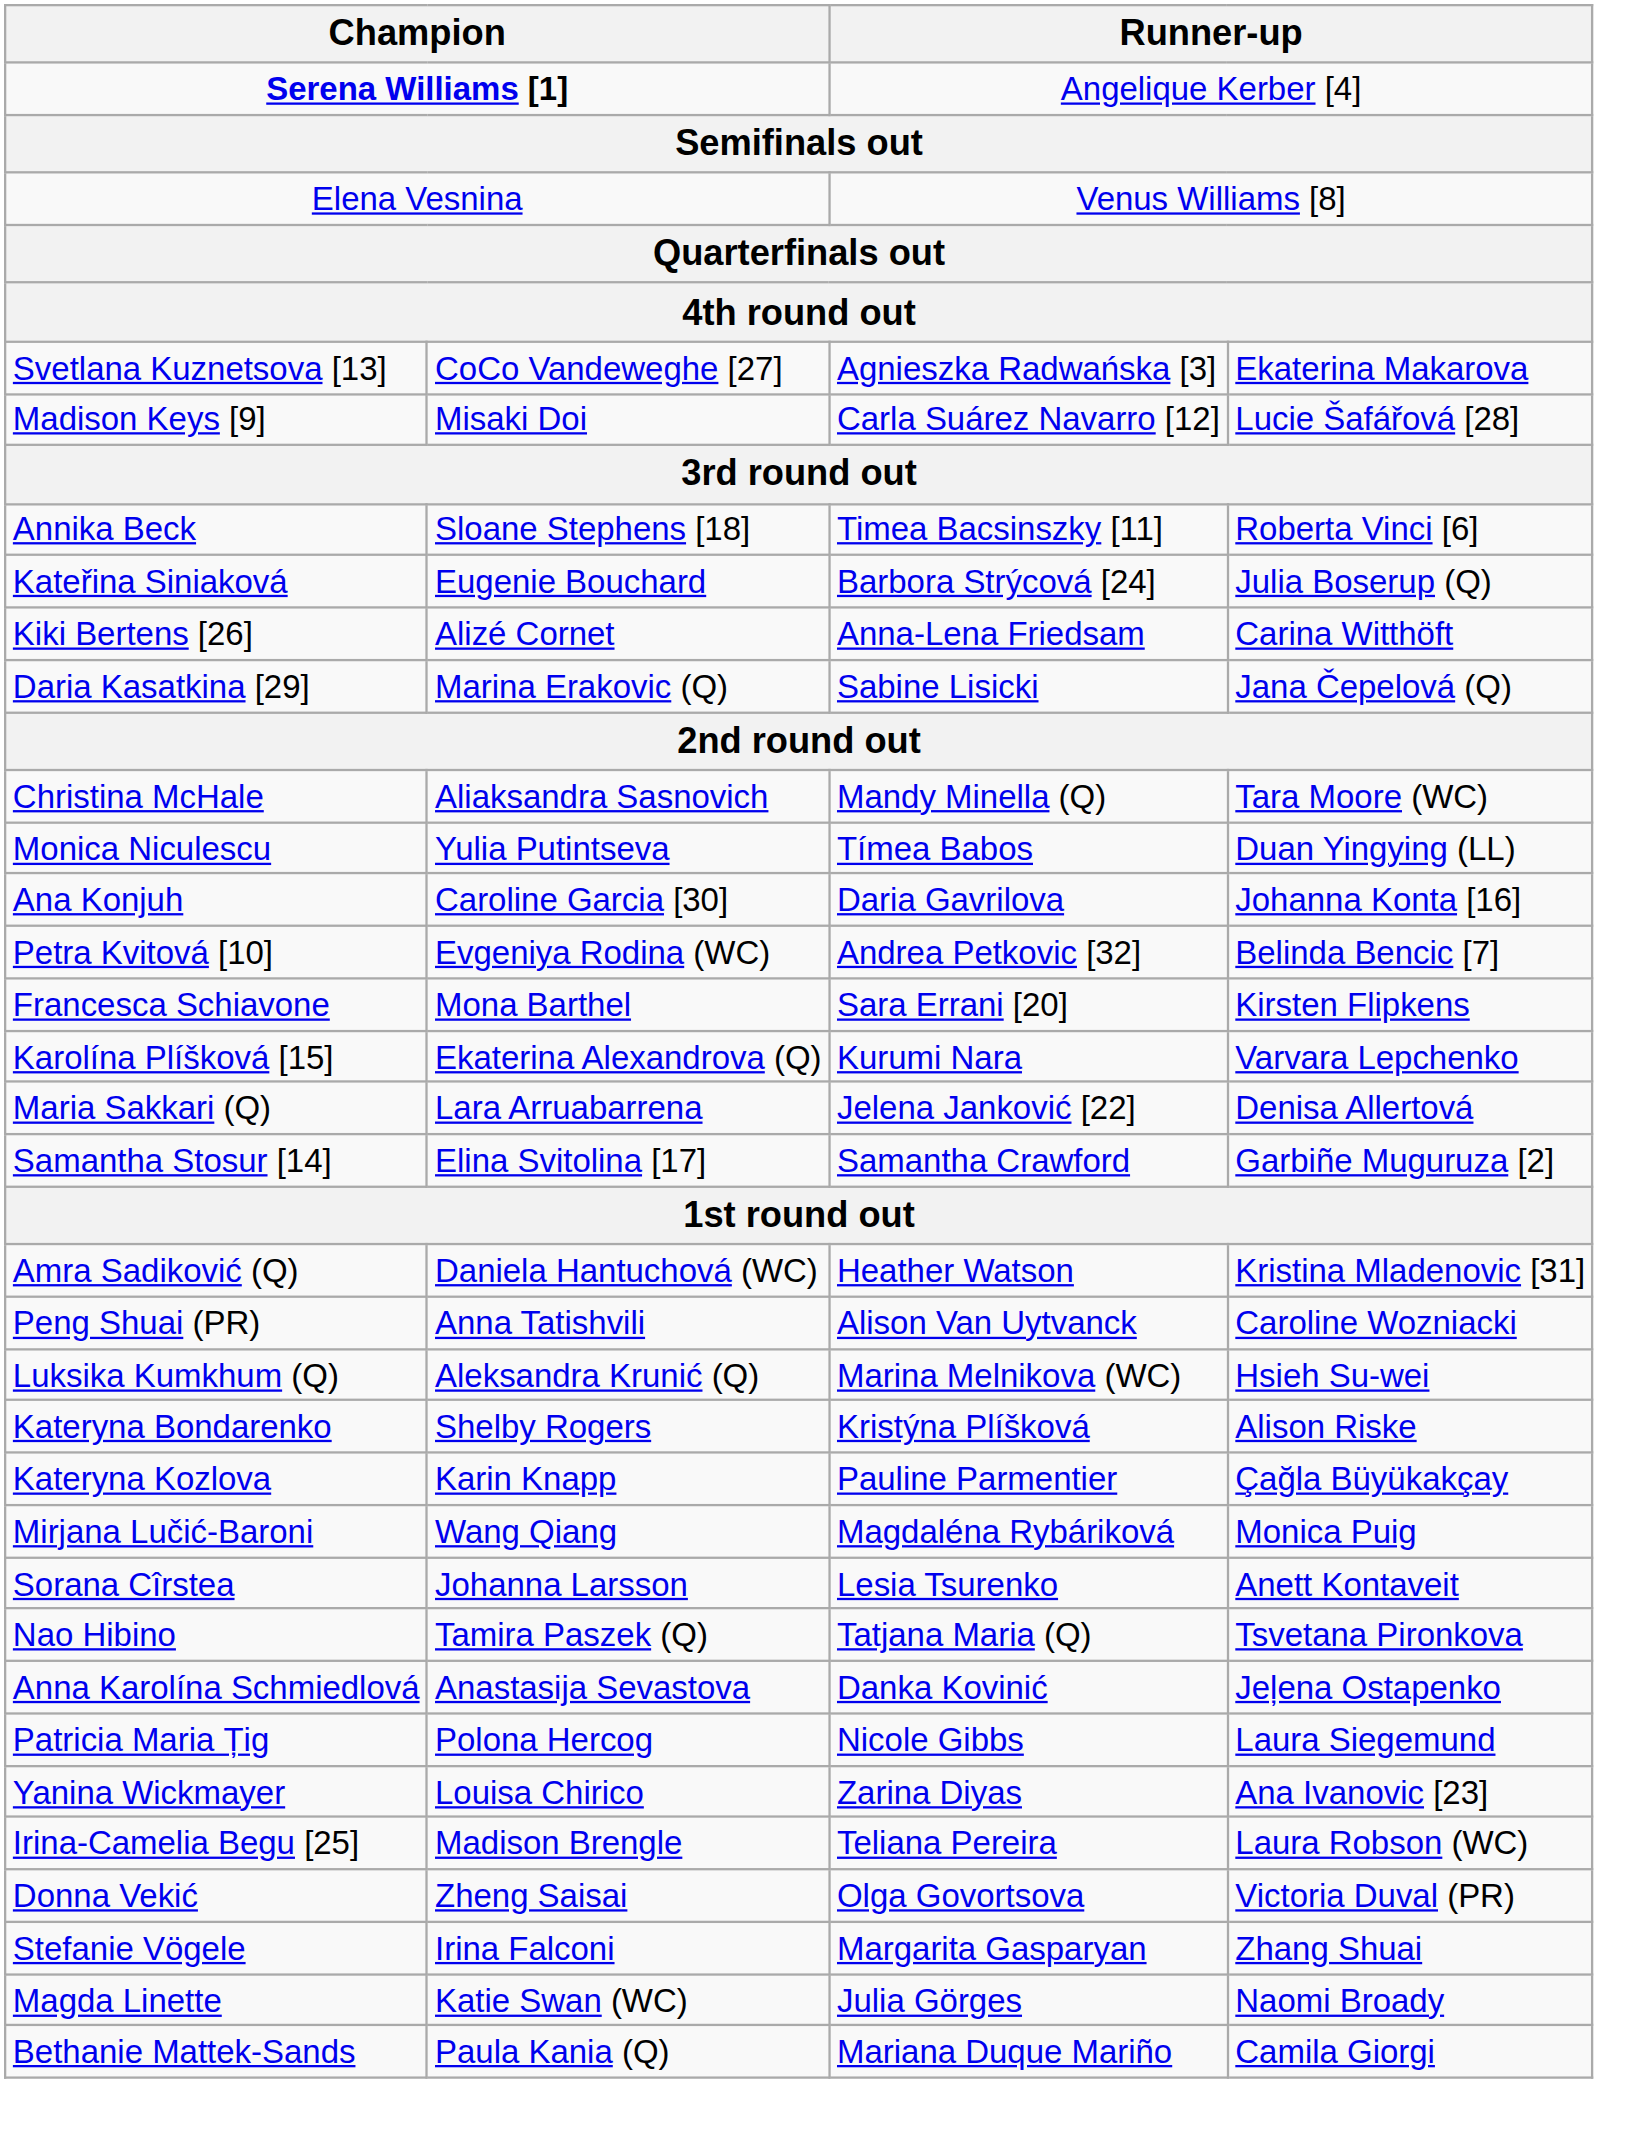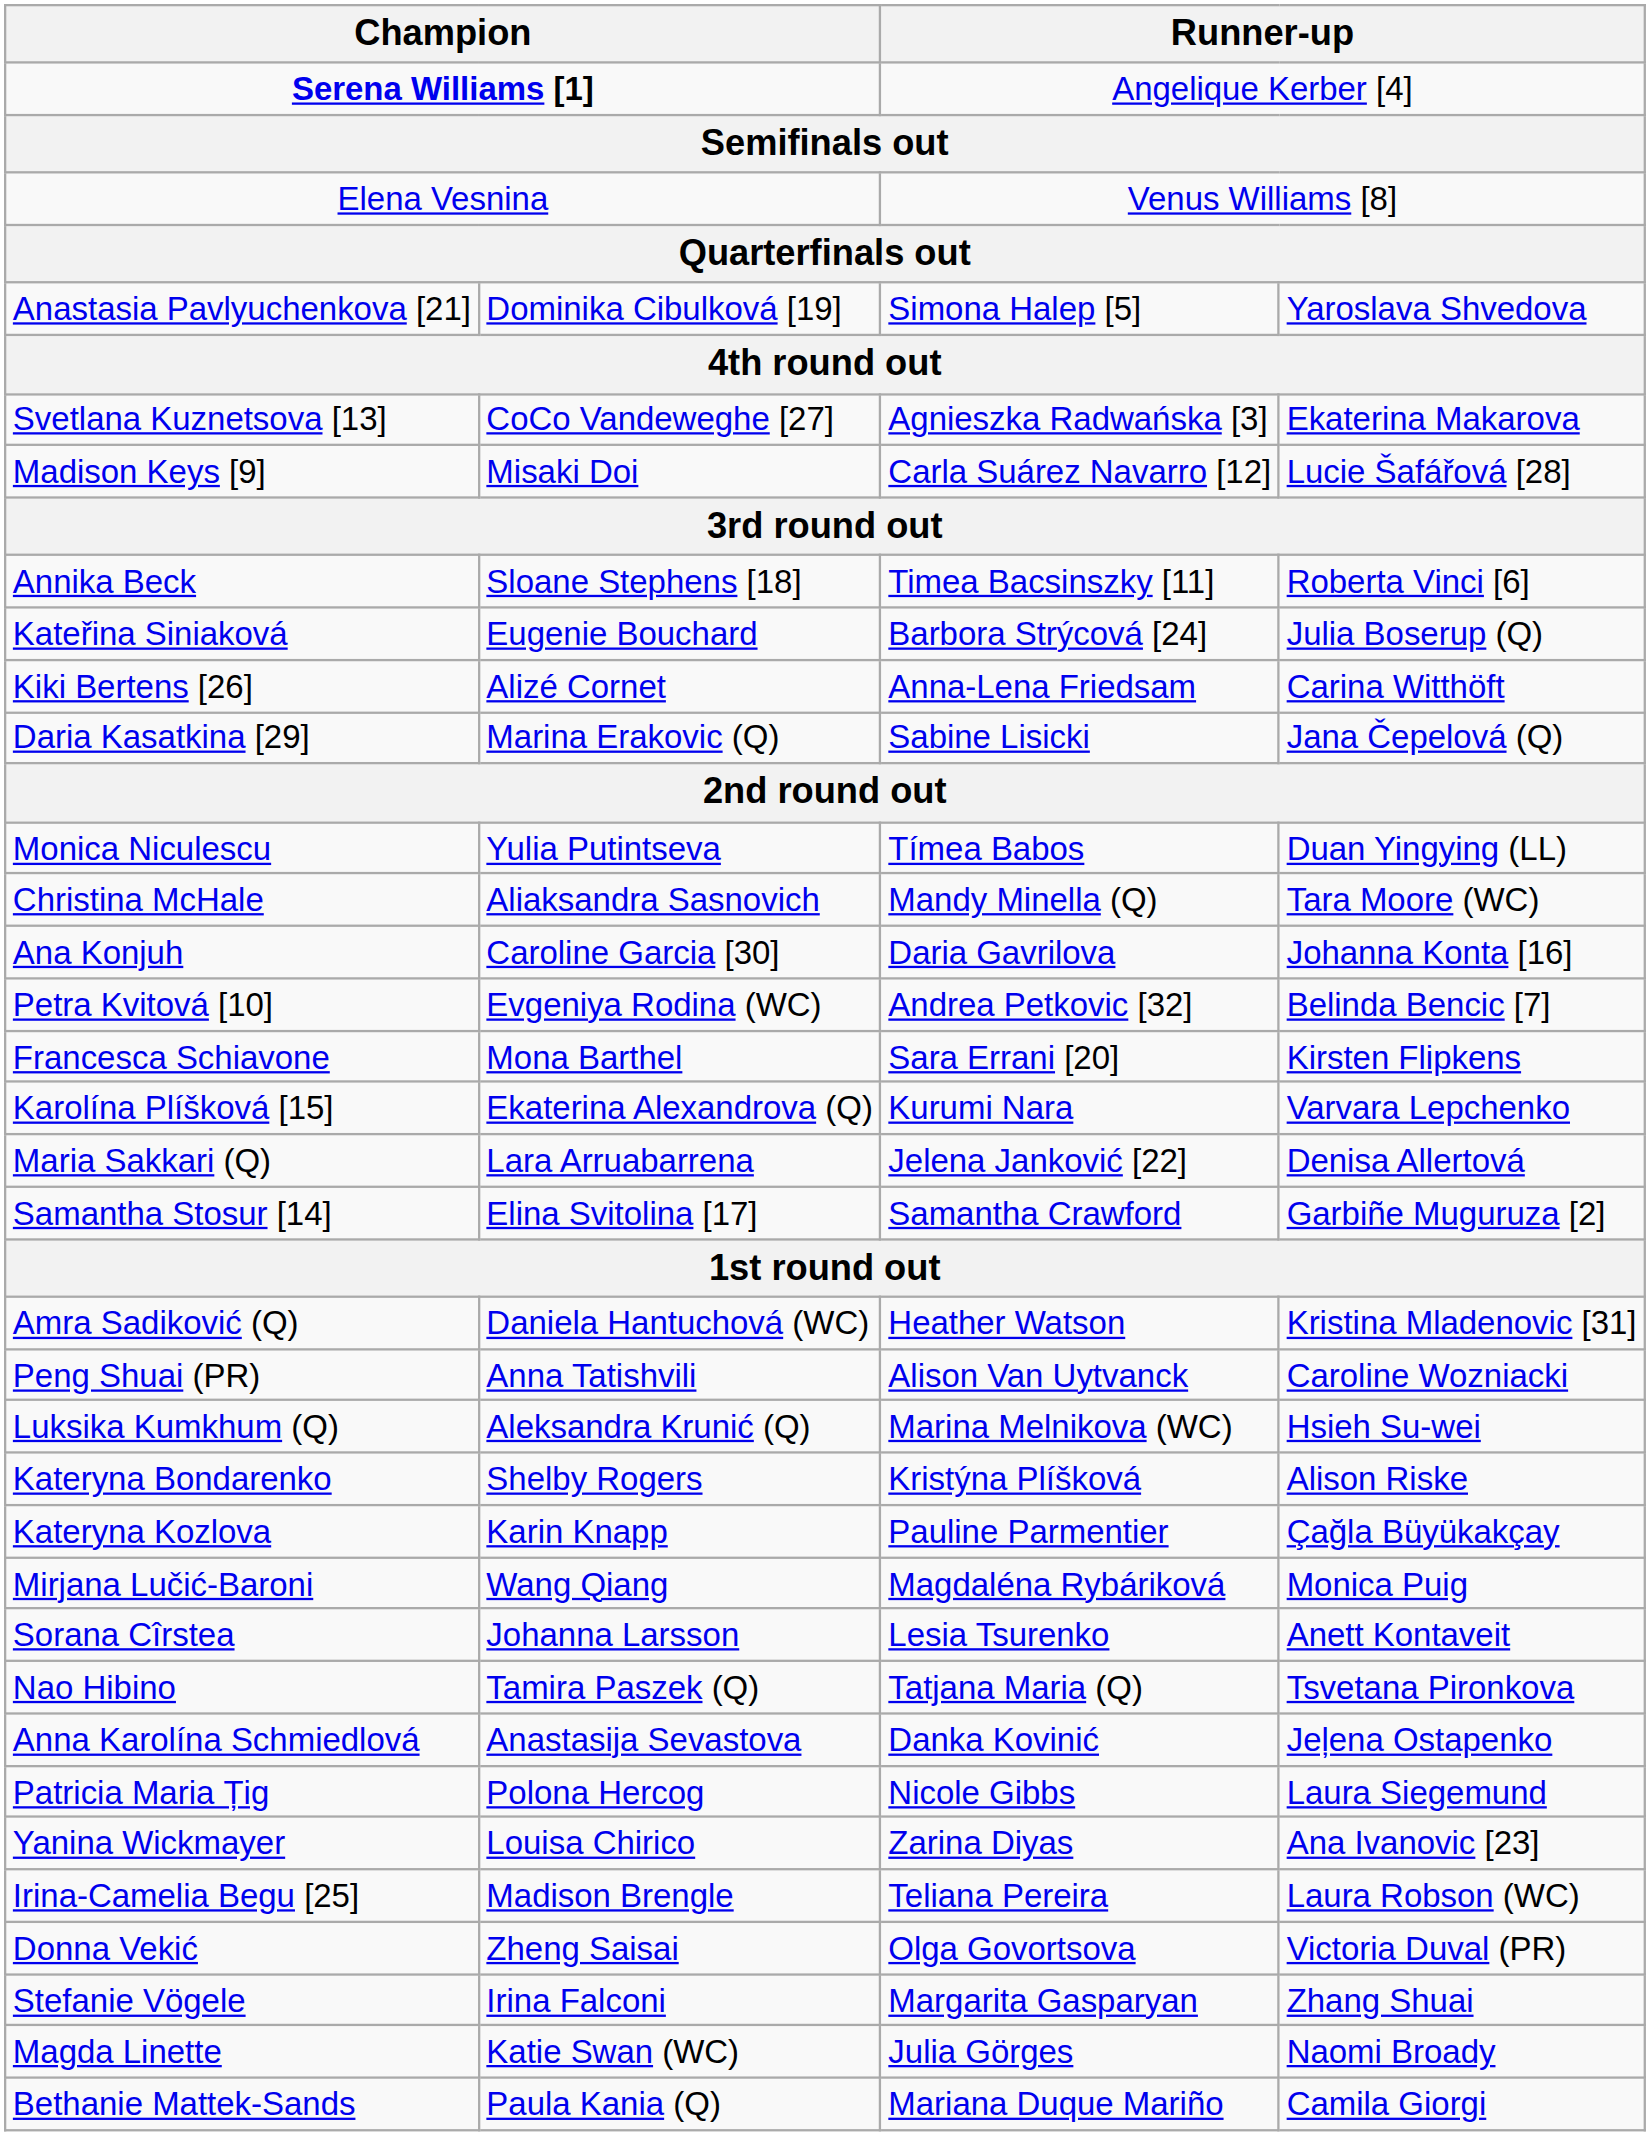+ row: (242, 310)
rows swapped: (138, 796) <-> (142, 848)
